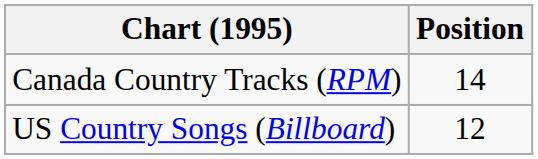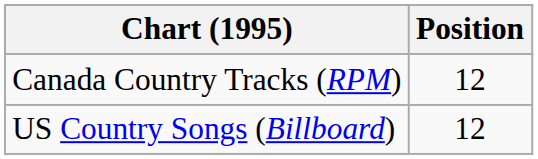(470, 79) 14 -> (470, 79) 12
